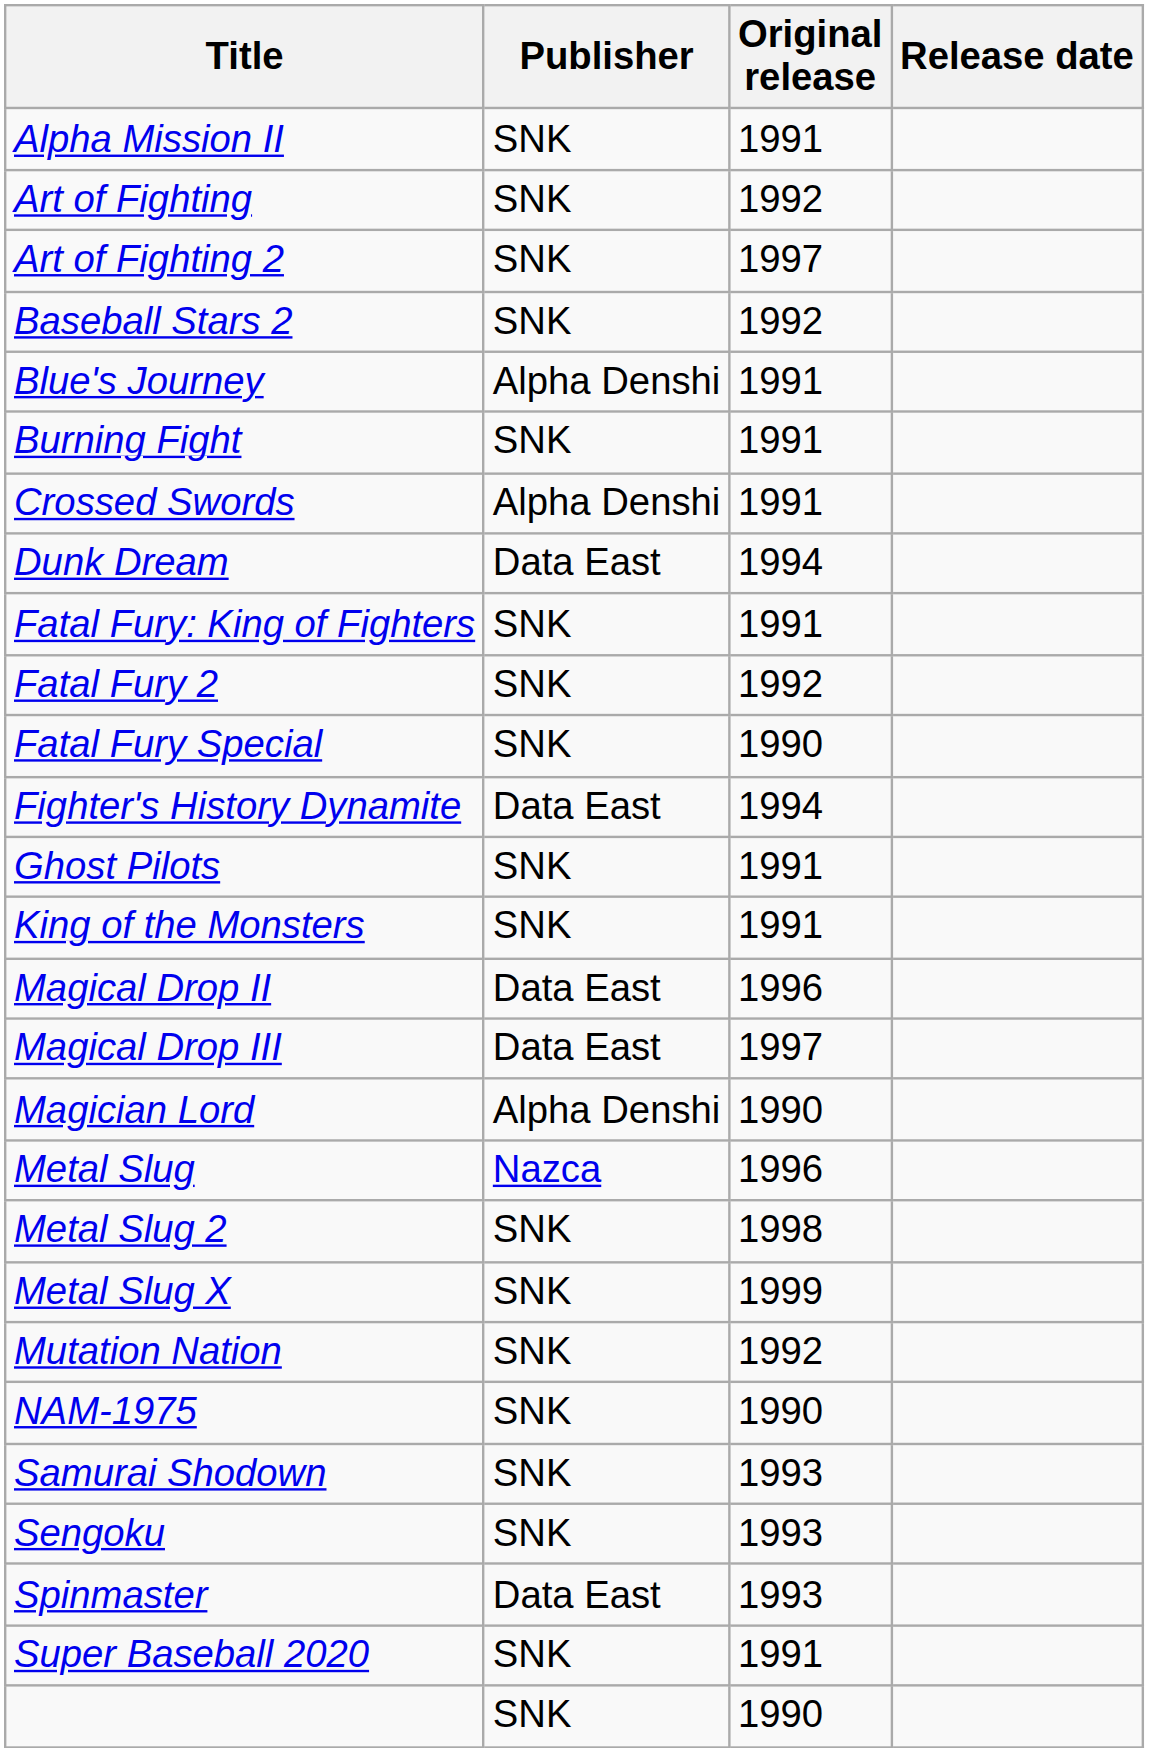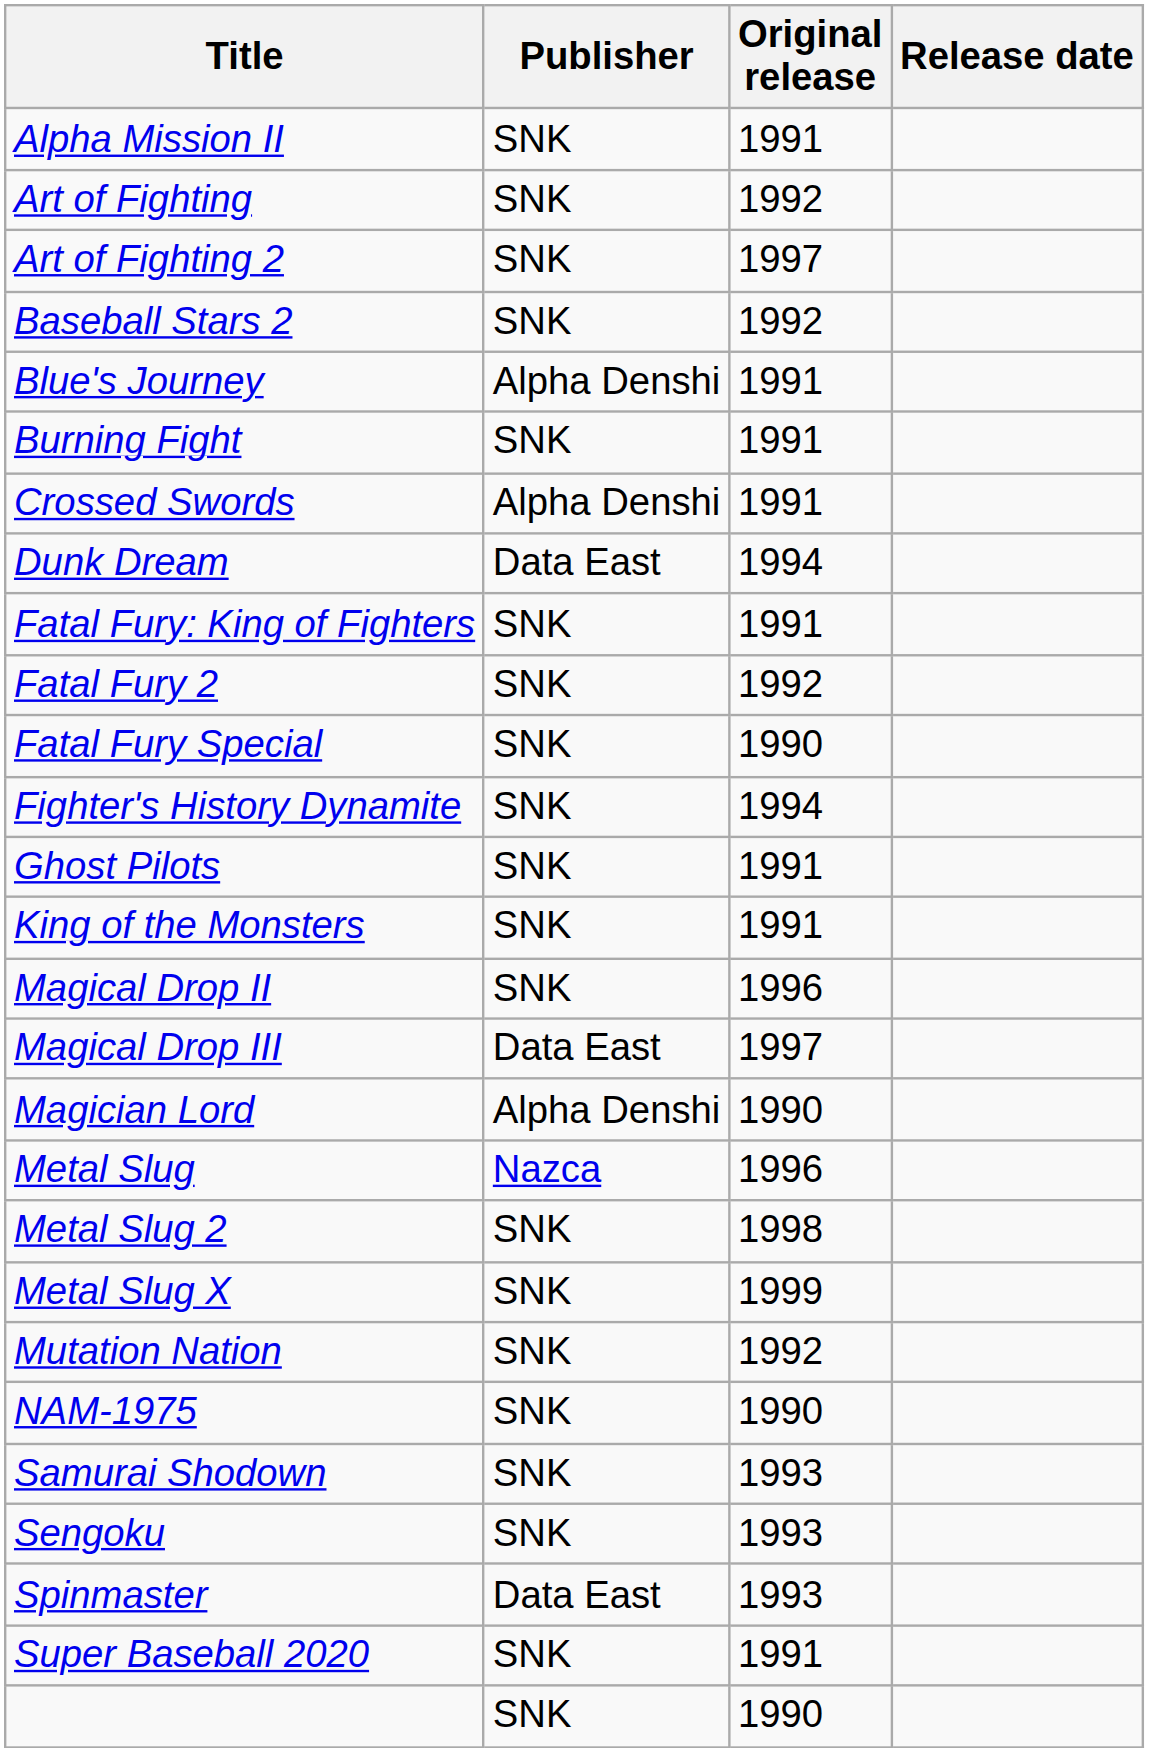(577, 805) Data East -> (532, 805) SNK
(577, 987) Data East -> (532, 987) SNK
